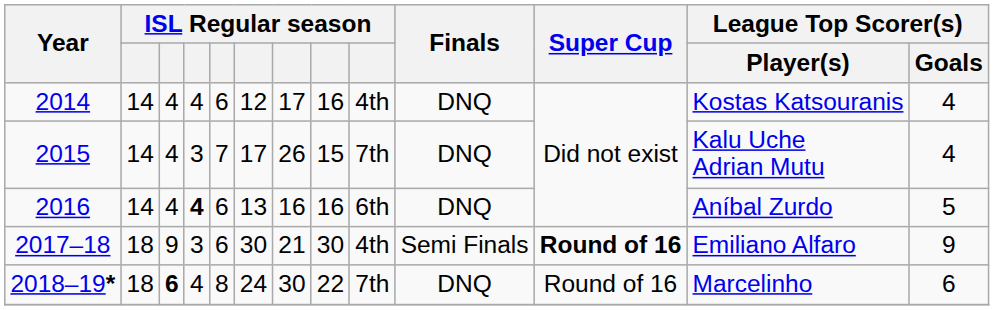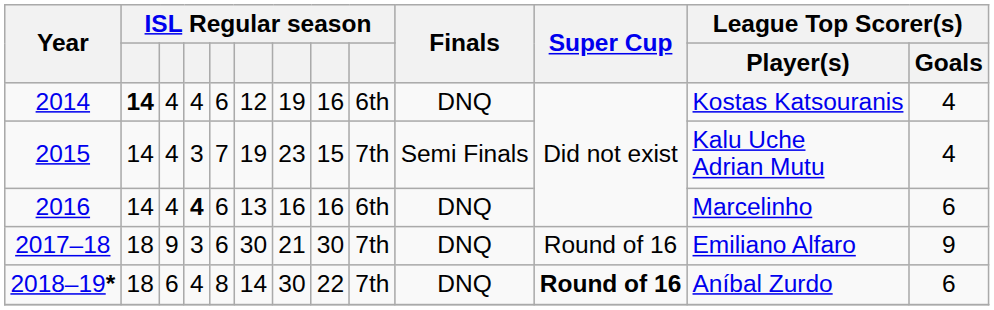(140, 101) normal -> (140, 101) bold
(292, 101) 17 -> (292, 101) 19
(372, 101) 4th -> (372, 101) 6th
(253, 154) 17 -> (253, 154) 19
(292, 154) 26 -> (292, 154) 23
(465, 154) DNQ -> (465, 154) Semi Finals
(763, 206) Aníbal Zurdo -> (752, 206) Marcelinho
(949, 206) 5 -> (949, 206) 6
(372, 245) 4th -> (372, 245) 7th
(465, 245) Semi Finals -> (465, 245) DNQ
(611, 245) bold -> (611, 245) normal
(172, 284) bold -> (172, 284) normal
(253, 284) 24 -> (253, 284) 14
(611, 284) normal -> (611, 284) bold
(752, 284) Marcelinho -> (763, 284) Aníbal Zurdo
